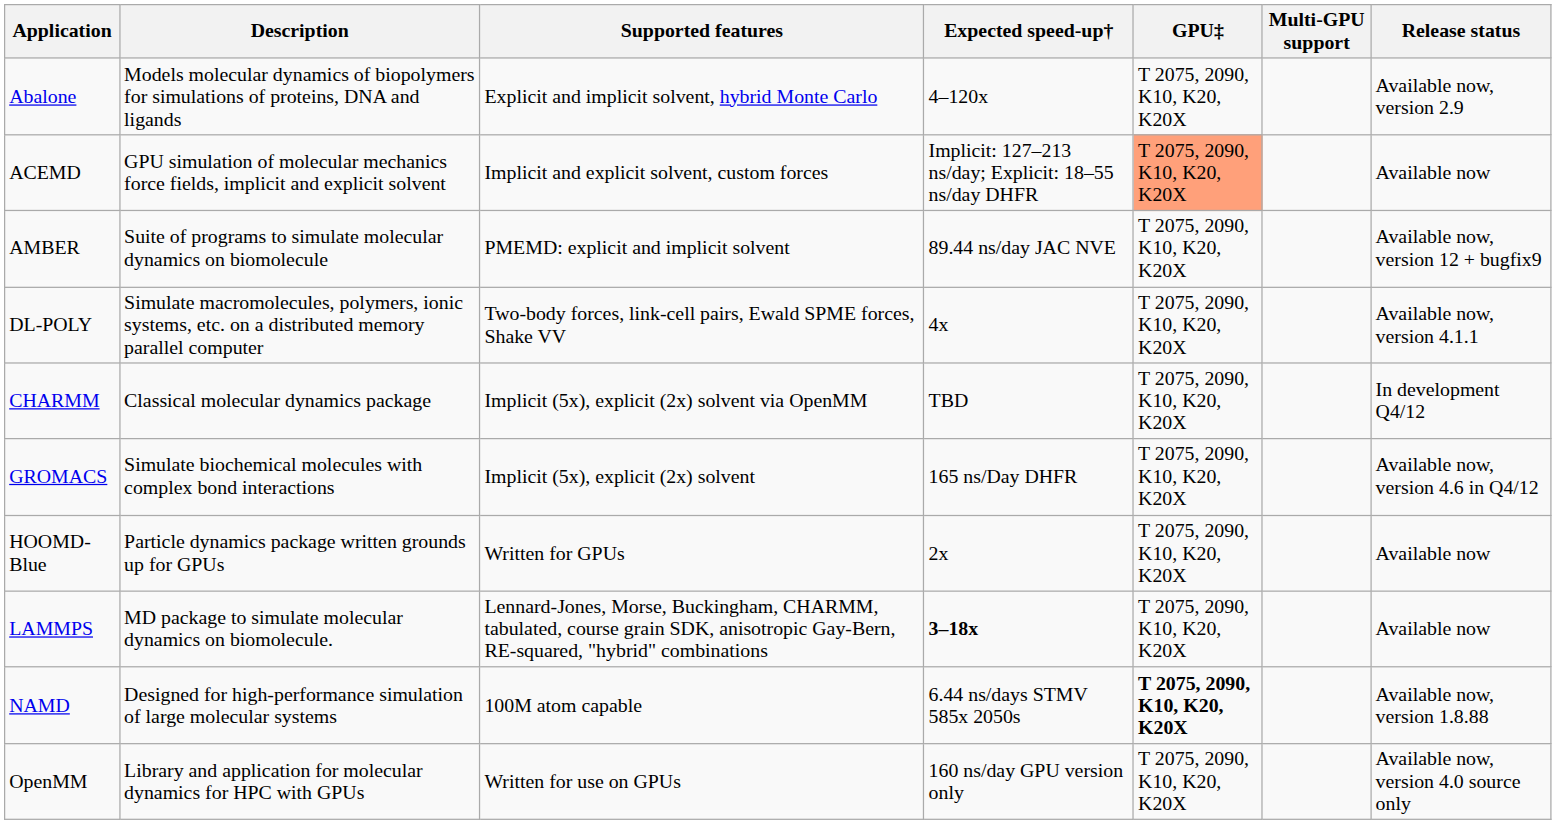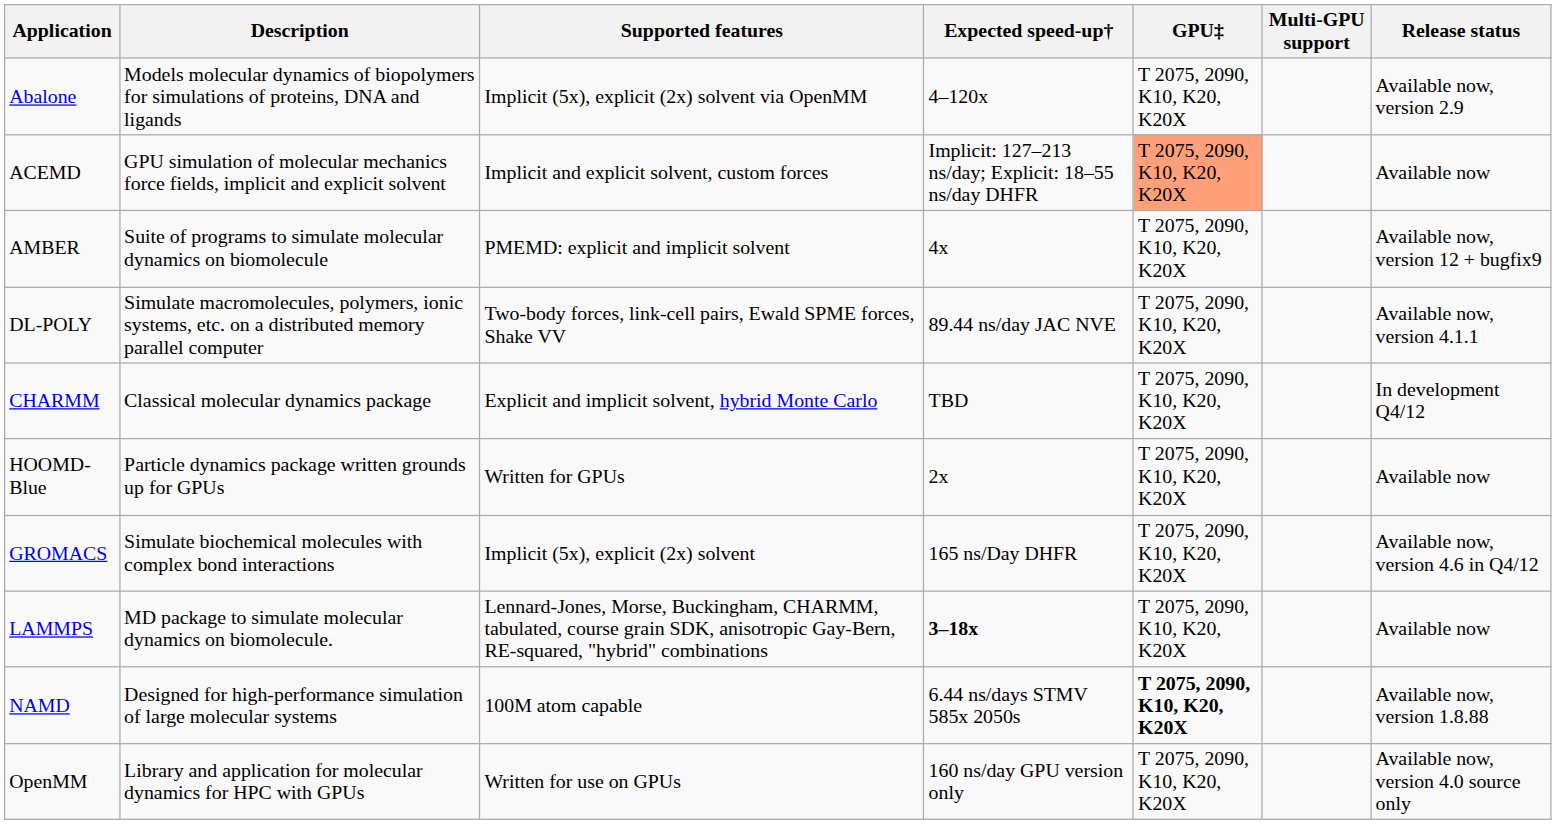(681, 96) Explicit and implicit solvent, hybrid Monte Carlo -> (676, 96) Implicit (5x), explicit (2x) solvent via OpenMM
(1022, 248) 89.44 ns/day JAC NVE -> (938, 248) 4x
(938, 324) 4x -> (1022, 324) 89.44 ns/day JAC NVE
(676, 400) Implicit (5x), explicit (2x) solvent via OpenMM -> (681, 400) Explicit and implicit solvent, hybrid Monte Carlo
rows swapped: (58, 476) <-> (50, 552)
